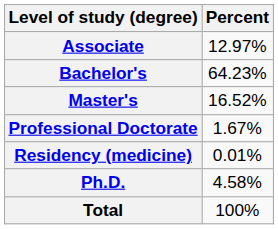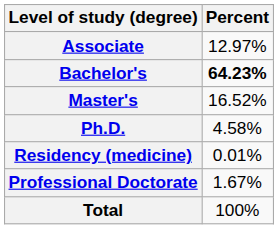(237, 73) normal -> (237, 73) bold
rows swapped: (103, 127) <-> (103, 182)
